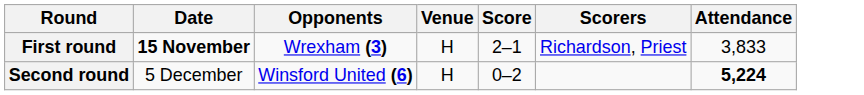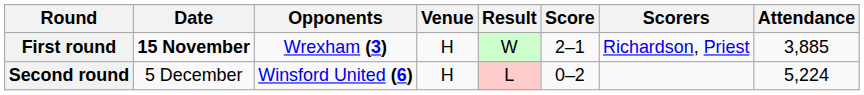+ column: (509, 18)
(743, 47) 3,833 -> (807, 47) 3,885
(743, 75) bold -> (807, 75) normal
